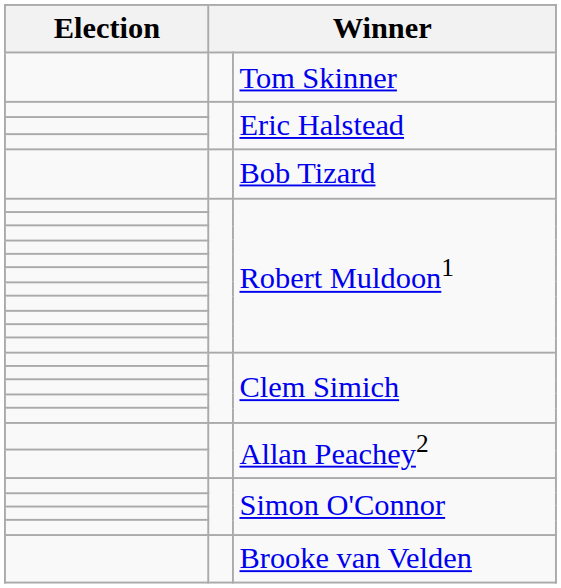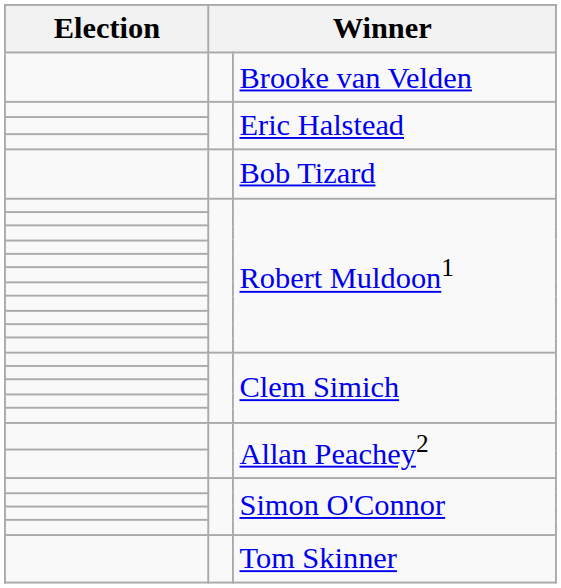rows swapped: (107, 77) <-> (107, 559)
